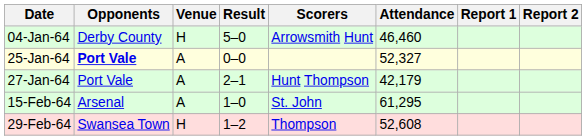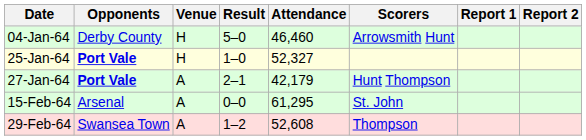columns swapped: (322, 15) <-> (417, 15)
(181, 59) A -> (181, 59) H
(234, 59) 0–0 -> (234, 59) 1–0
(105, 80) normal -> (107, 80) bold
(234, 102) 1–0 -> (234, 102) 0–0
(181, 124) H -> (181, 124) A
